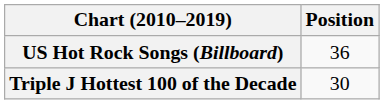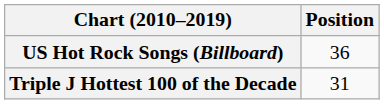(340, 83) 30 -> (340, 83) 31
